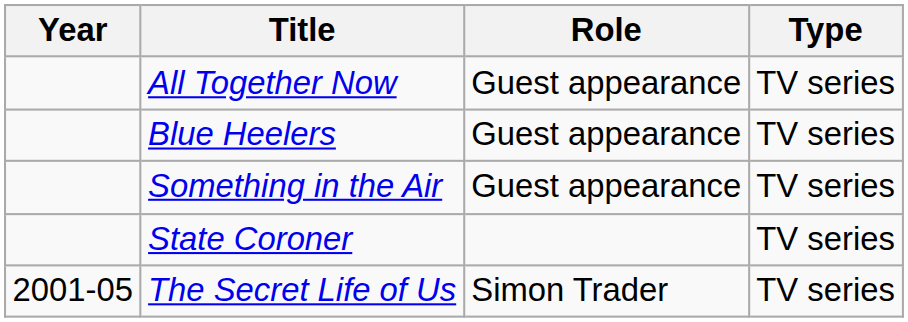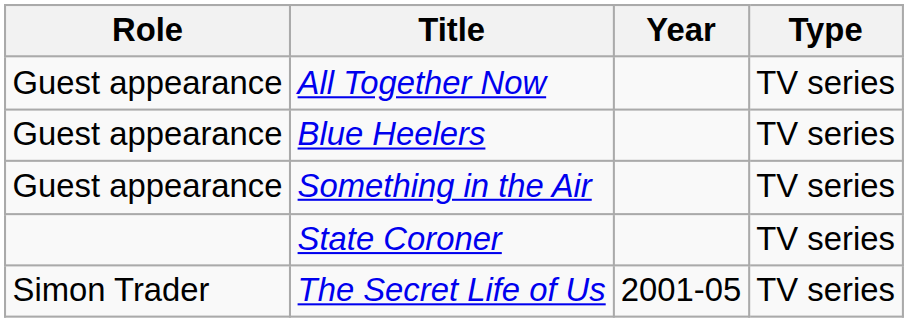columns swapped: (73, 30) <-> (606, 30)
